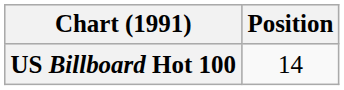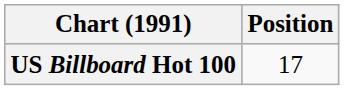(290, 63) 14 -> (290, 63) 17
